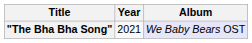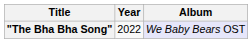(129, 30) 2021 -> (129, 30) 2022
